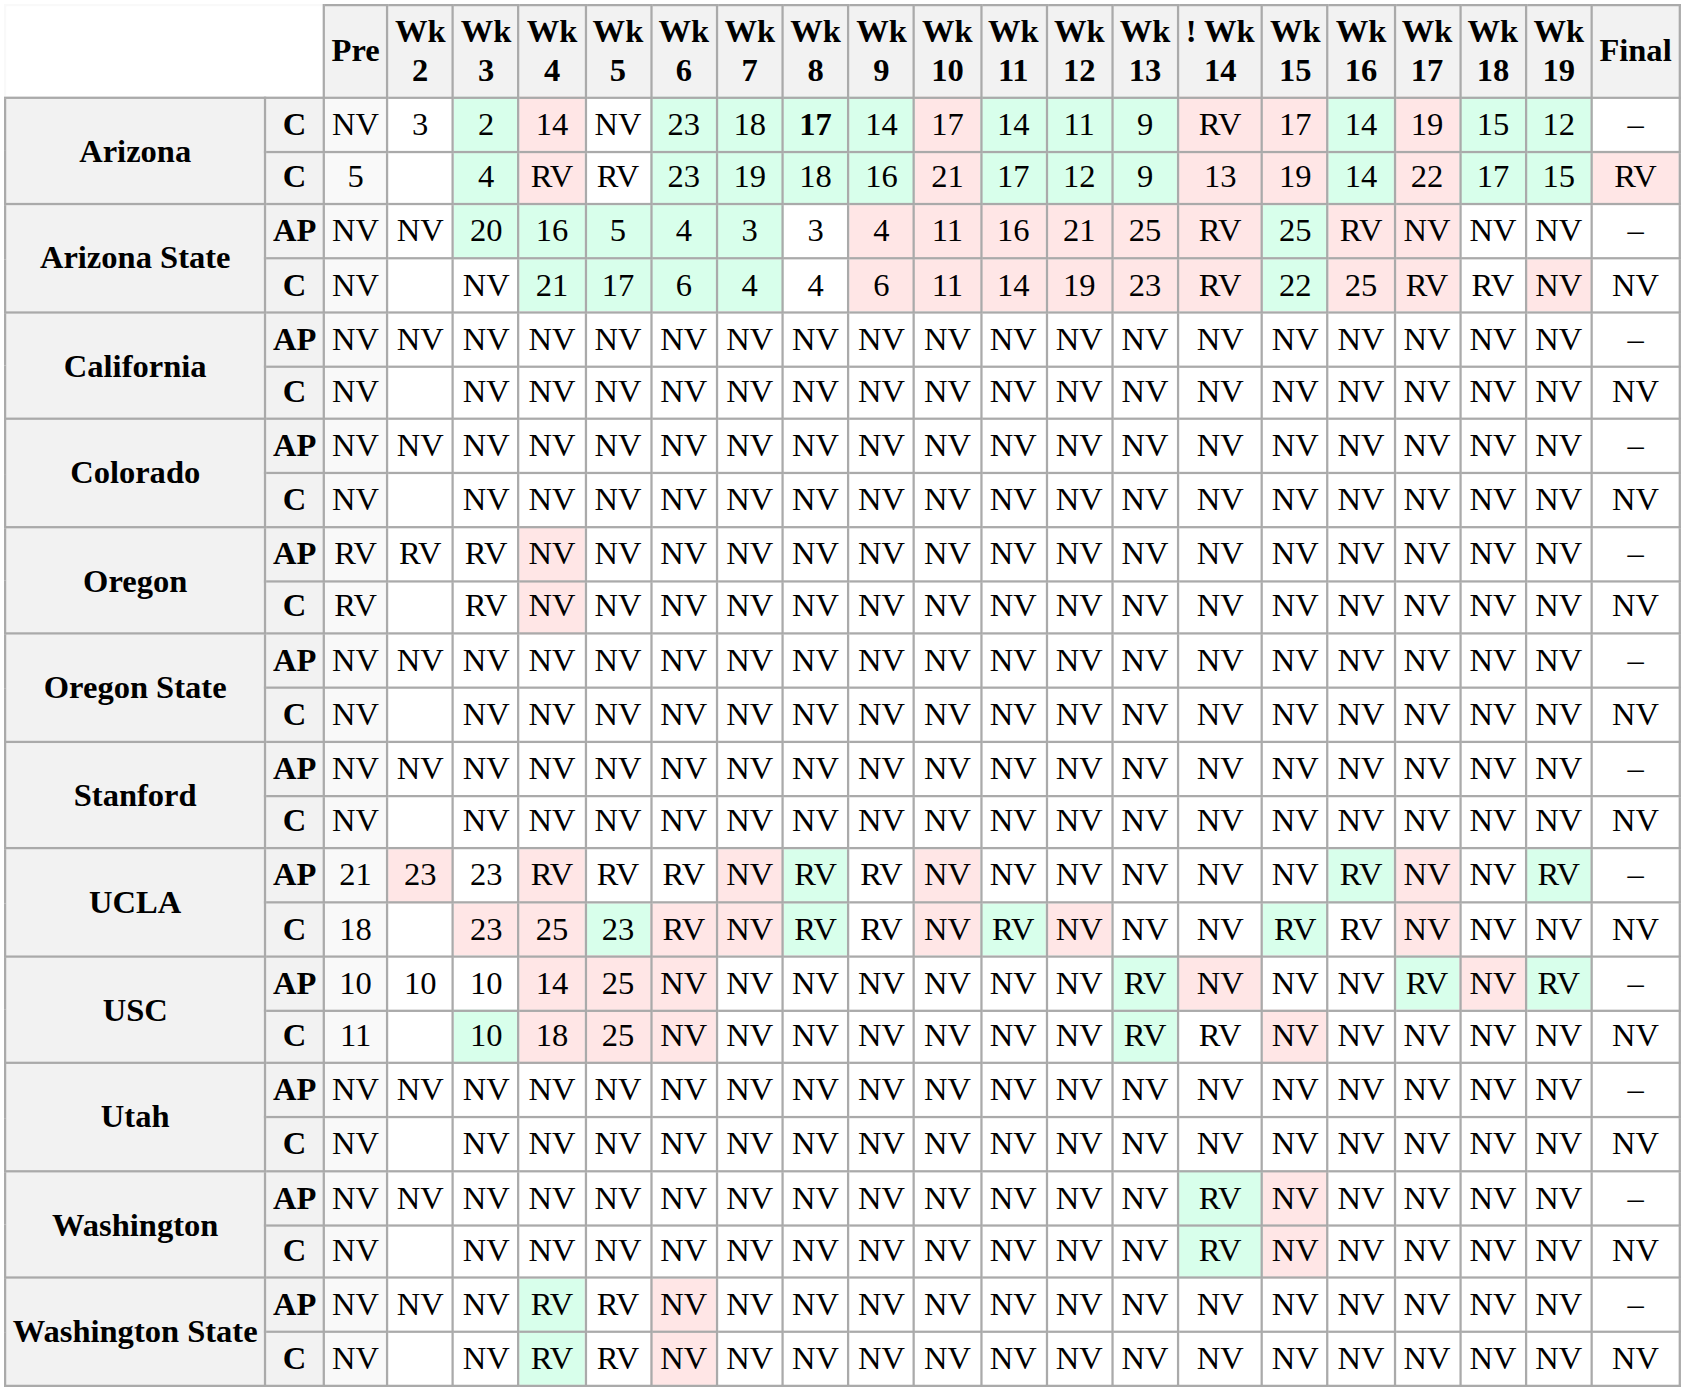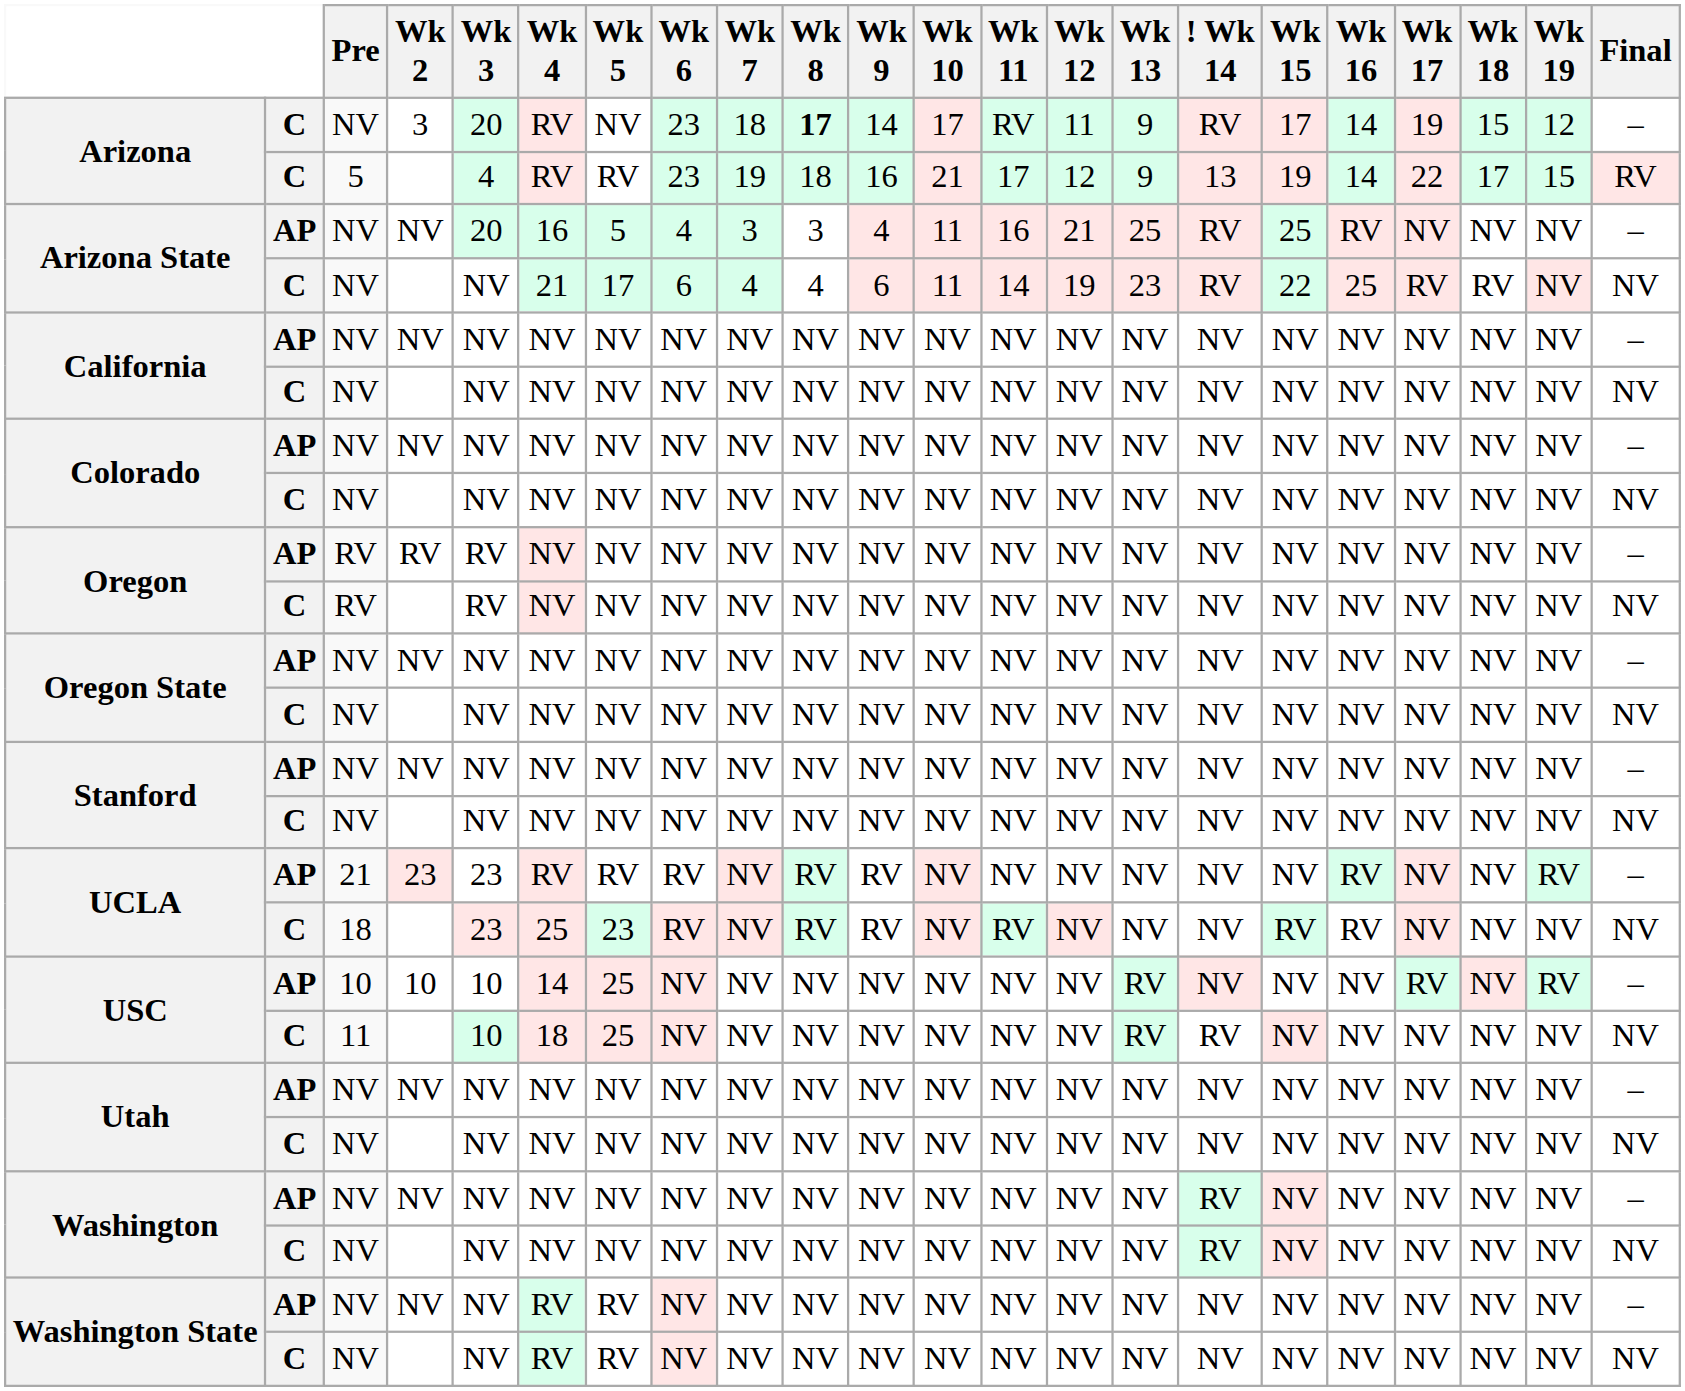(486, 123) 2 -> (486, 123) 20
(552, 123) 14 -> (552, 123) RV
(1013, 123) 14 -> (1013, 123) RV
